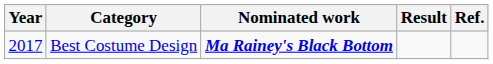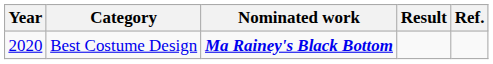(25, 44) 2017 -> (25, 44) 2020
